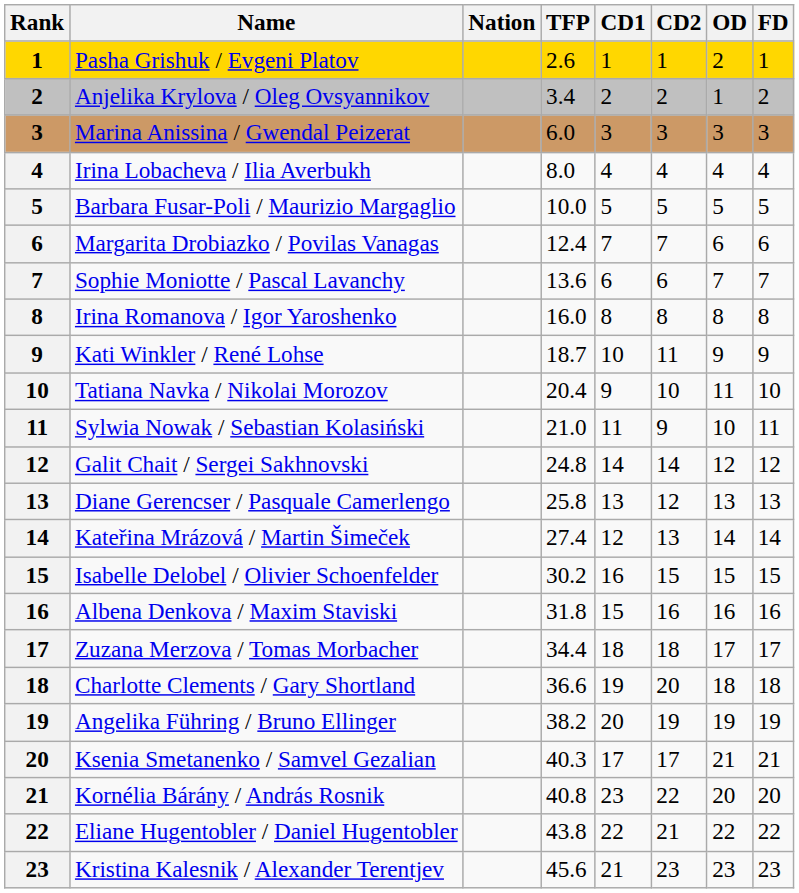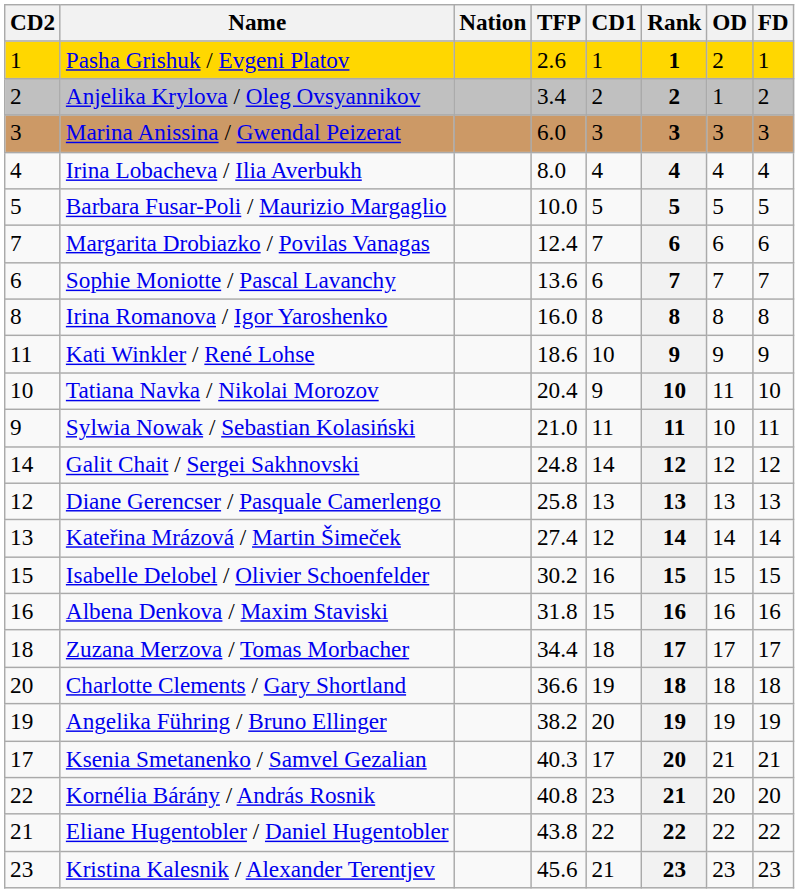columns swapped: (37, 22) <-> (679, 22)
(566, 354) 18.7 -> (557, 354) 18.6
